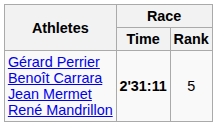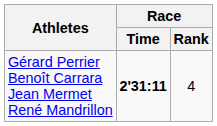(191, 86) 5 -> (191, 86) 4
